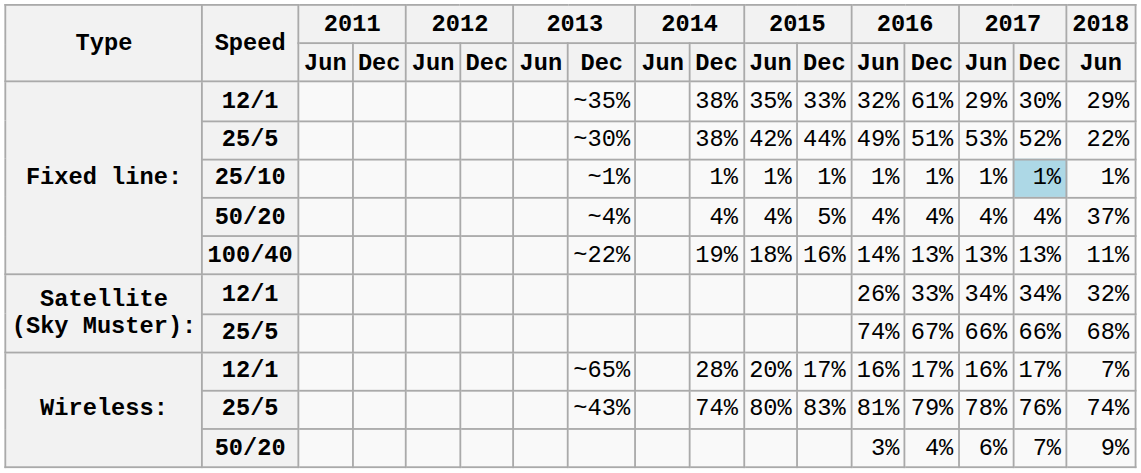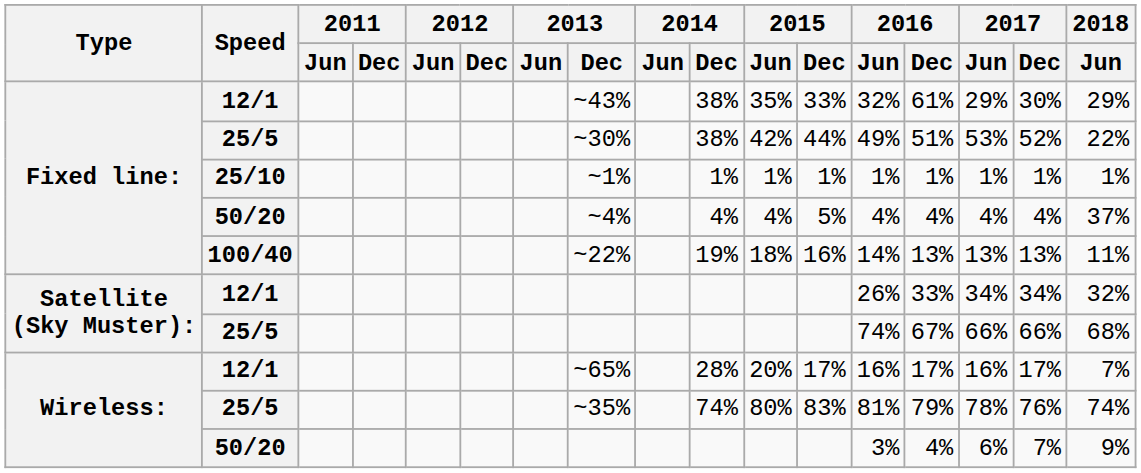(602, 101) ~35% -> (602, 101) ~43%
(1047, 178) lightblue background -> (1047, 178) no background
(602, 410) ~43% -> (602, 410) ~35%
